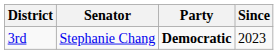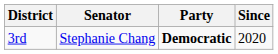(252, 37) 2023 -> (252, 37) 2020
